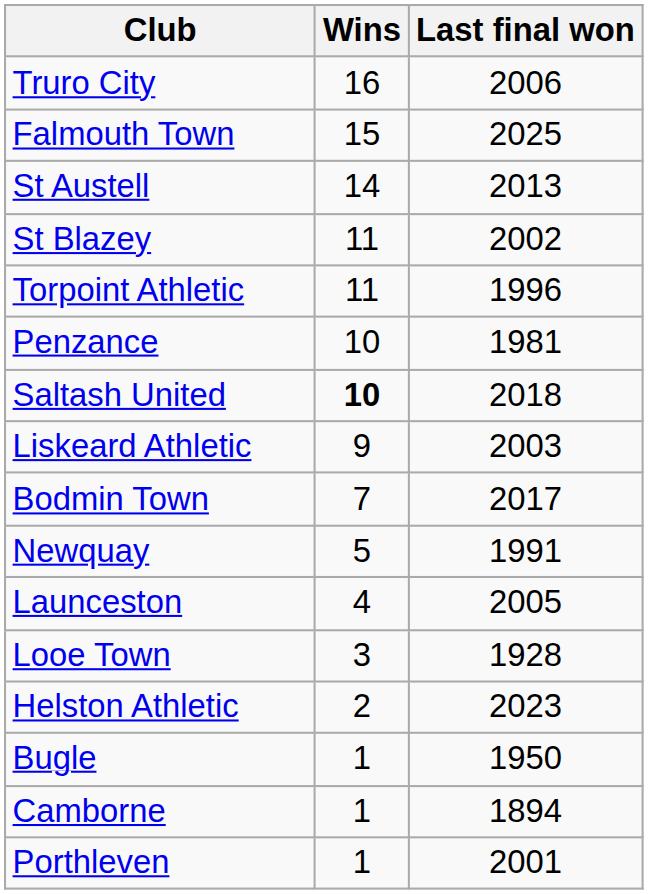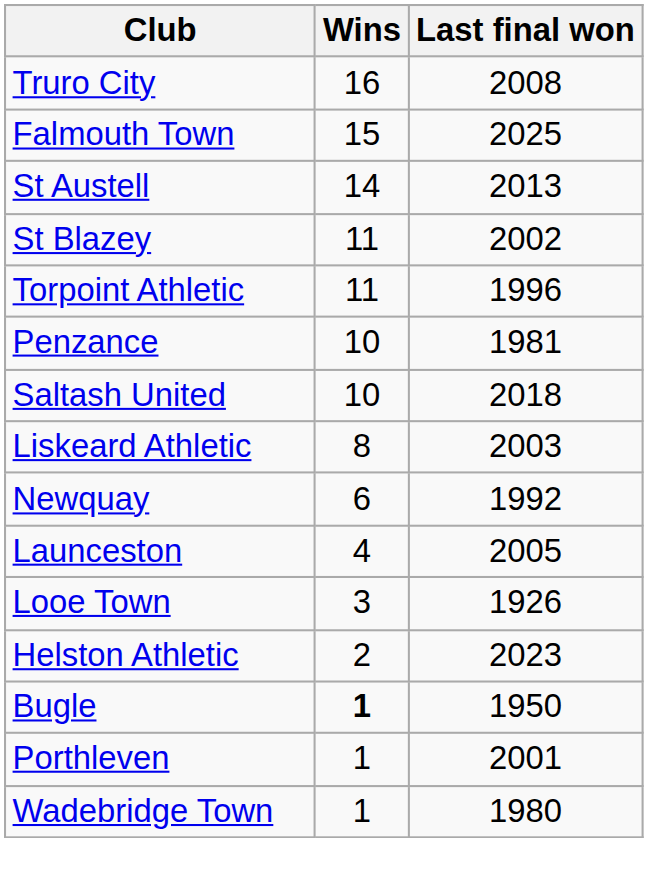(525, 82) 2006 -> (525, 82) 2008
(362, 394) bold -> (362, 394) normal
(362, 446) 9 -> (362, 446) 8
- row: (111, 498)
(362, 550) 5 -> (362, 498) 6
(525, 550) 1991 -> (525, 498) 1992
(525, 654) 1928 -> (525, 602) 1926
(362, 758) normal -> (362, 706) bold
- row: (89, 810)
+ row: (143, 810)
